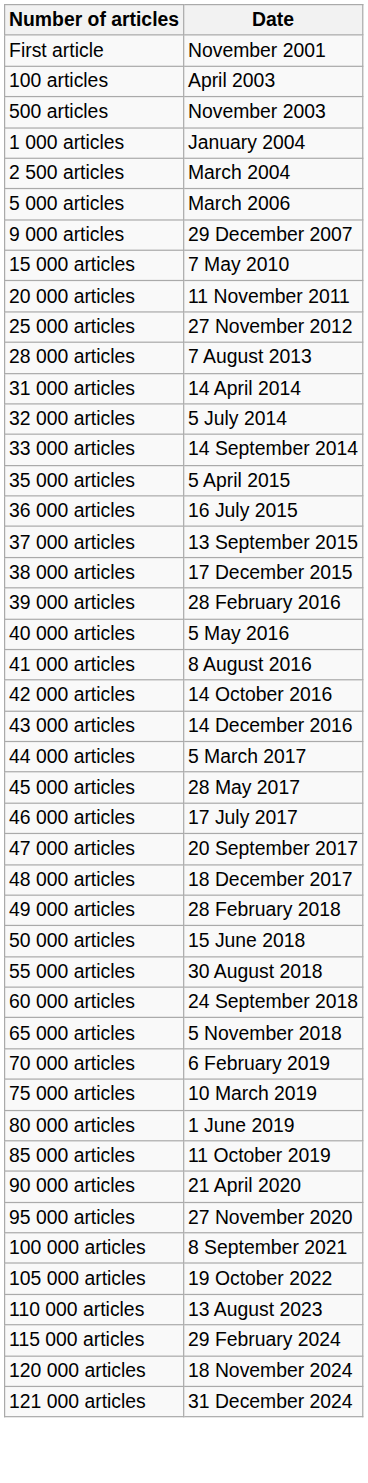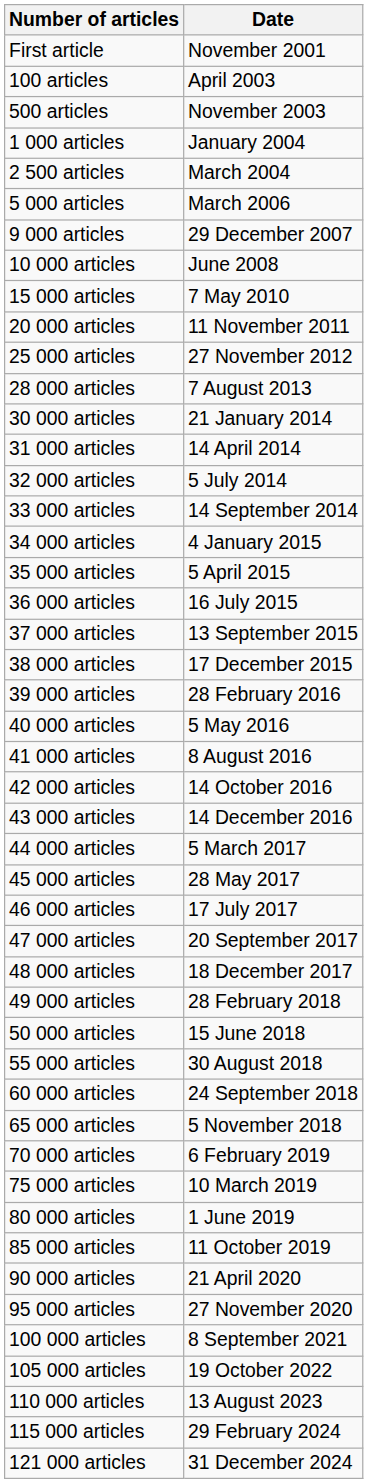+ row: (72, 265)
+ row: (72, 419)
+ row: (72, 541)
- row: (77, 1370)
